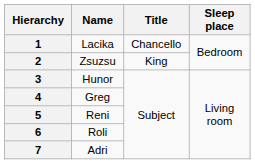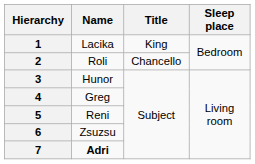(156, 44) Chancello -> (156, 44) King
(98, 62) Zsuzsu -> (98, 62) Roli
(156, 62) King -> (156, 62) Chancello
(98, 133) Roli -> (98, 133) Zsuzsu
(98, 150) normal -> (98, 150) bold
